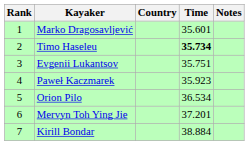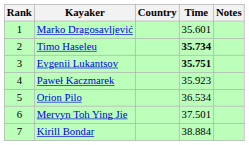(196, 64) normal -> (196, 64) bold
(196, 115) 37.201 -> (196, 115) 37.501
